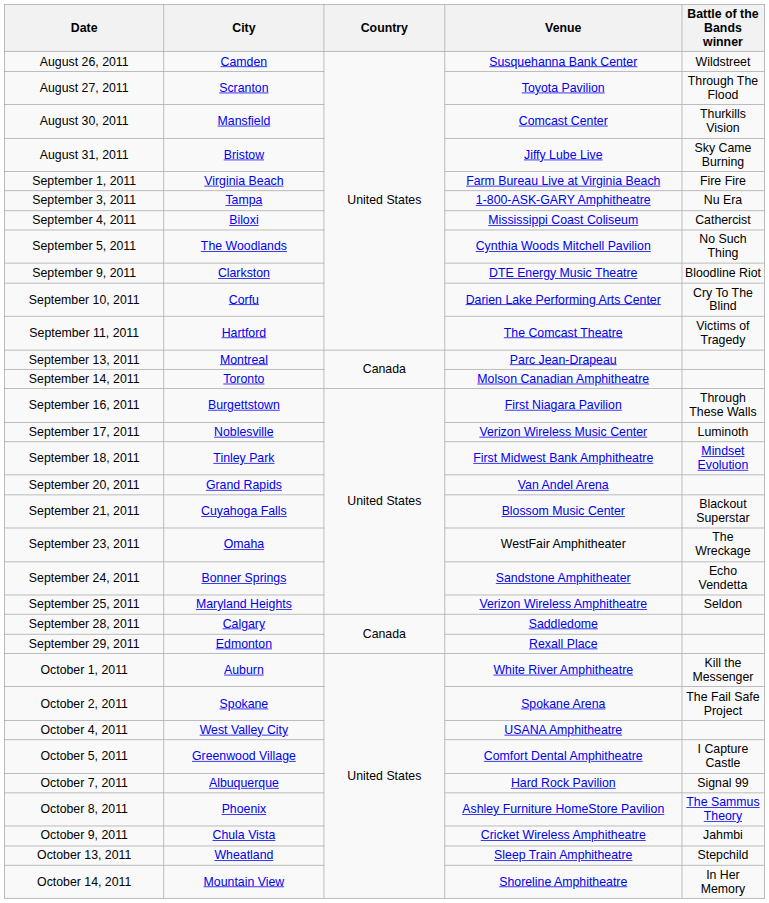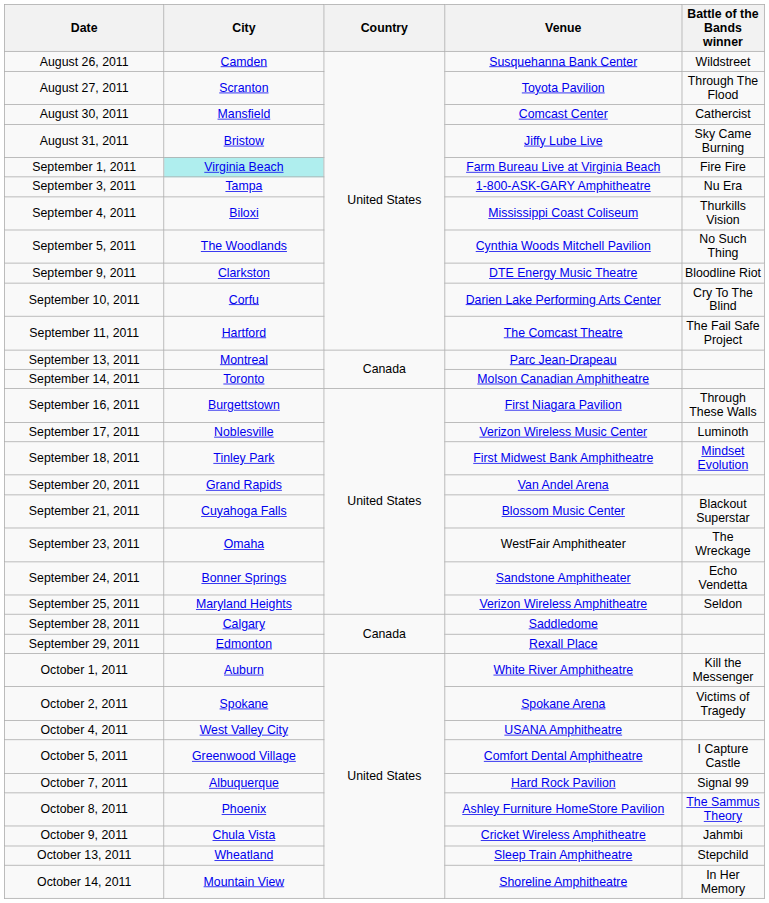(723, 121) Thurkills Vision -> (723, 114) Cathercist
(244, 181) no background -> (244, 167) paleturquoise background
(723, 220) Cathercist -> (723, 213) Thurkills Vision
(723, 333) Victims of Tragedy -> (723, 333) The Fail Safe Project
(723, 703) The Fail Safe Project -> (723, 703) Victims of Tragedy
